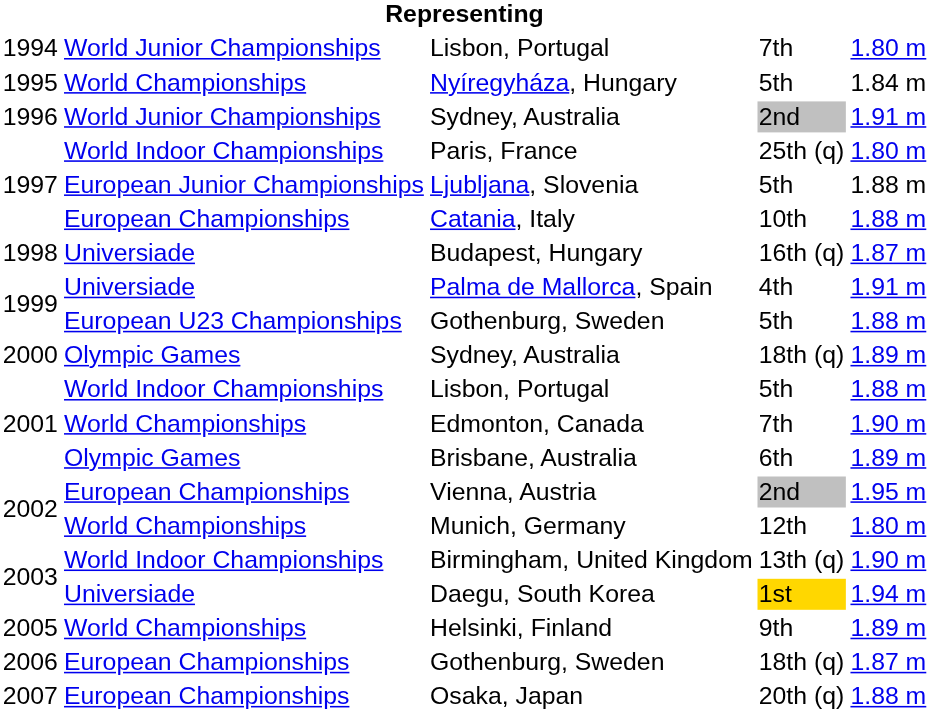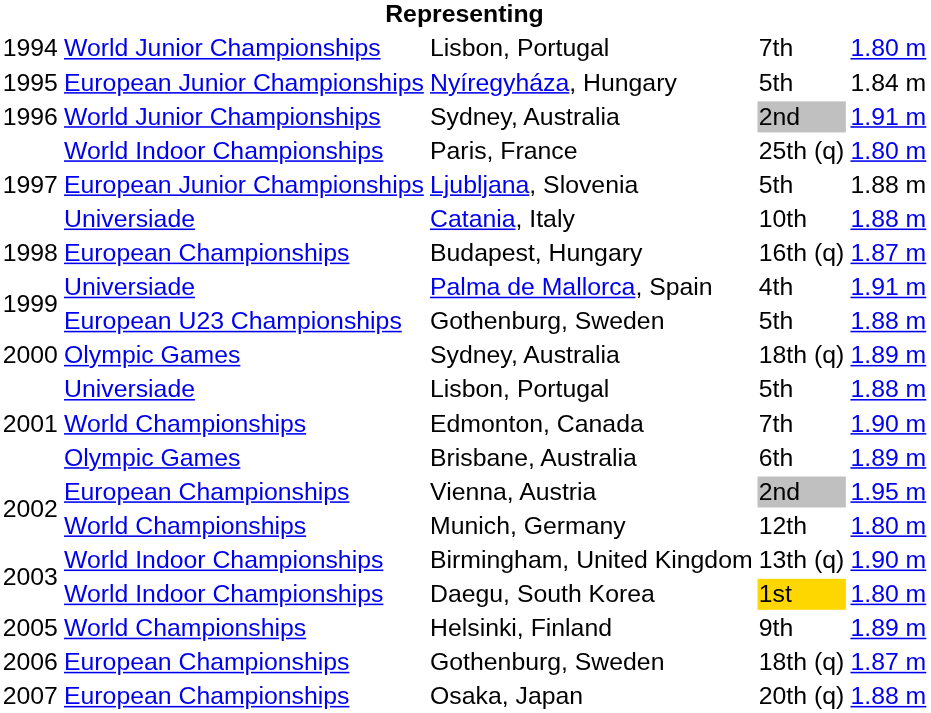(185, 82) World Championships -> (244, 82) European Junior Championships
(207, 218) European Championships -> (129, 218) Universiade
(129, 253) Universiade -> (207, 253) European Championships
(224, 389) World Indoor Championships -> (129, 389) Universiade
(129, 594) Universiade -> (224, 594) World Indoor Championships
(888, 594) 1.94 m -> (888, 594) 1.80 m
